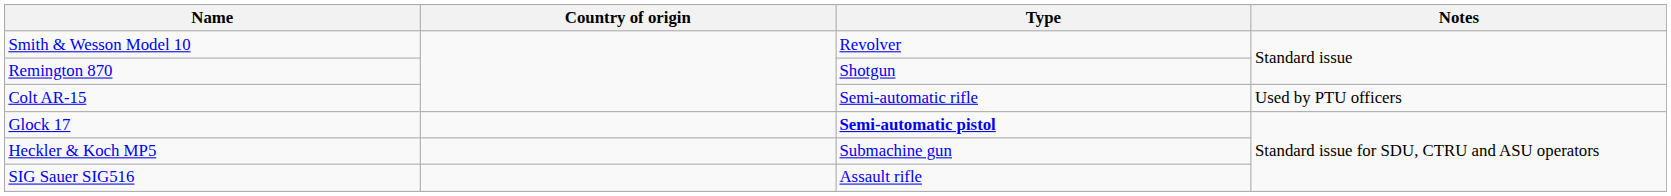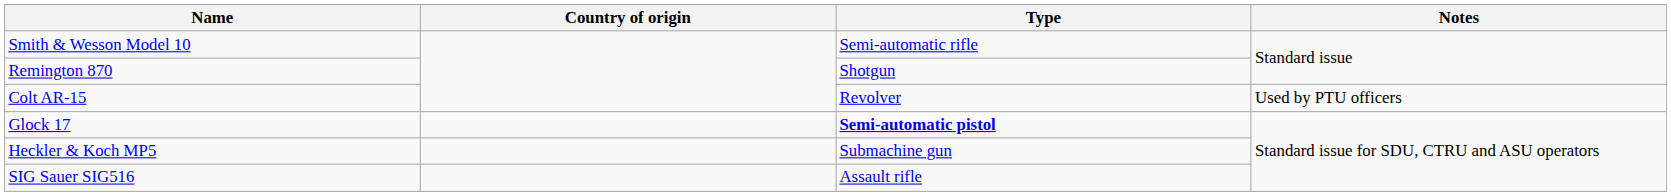(870, 44) Revolver -> (909, 44) Semi-automatic rifle
(909, 97) Semi-automatic rifle -> (870, 97) Revolver
